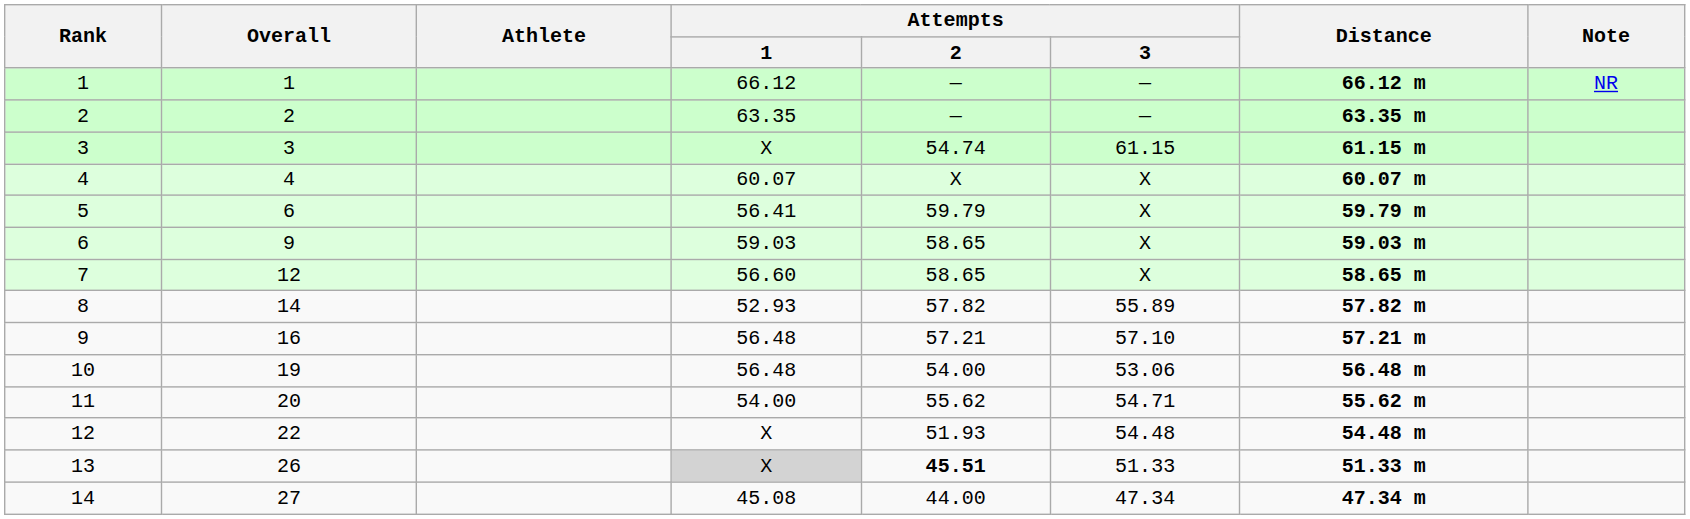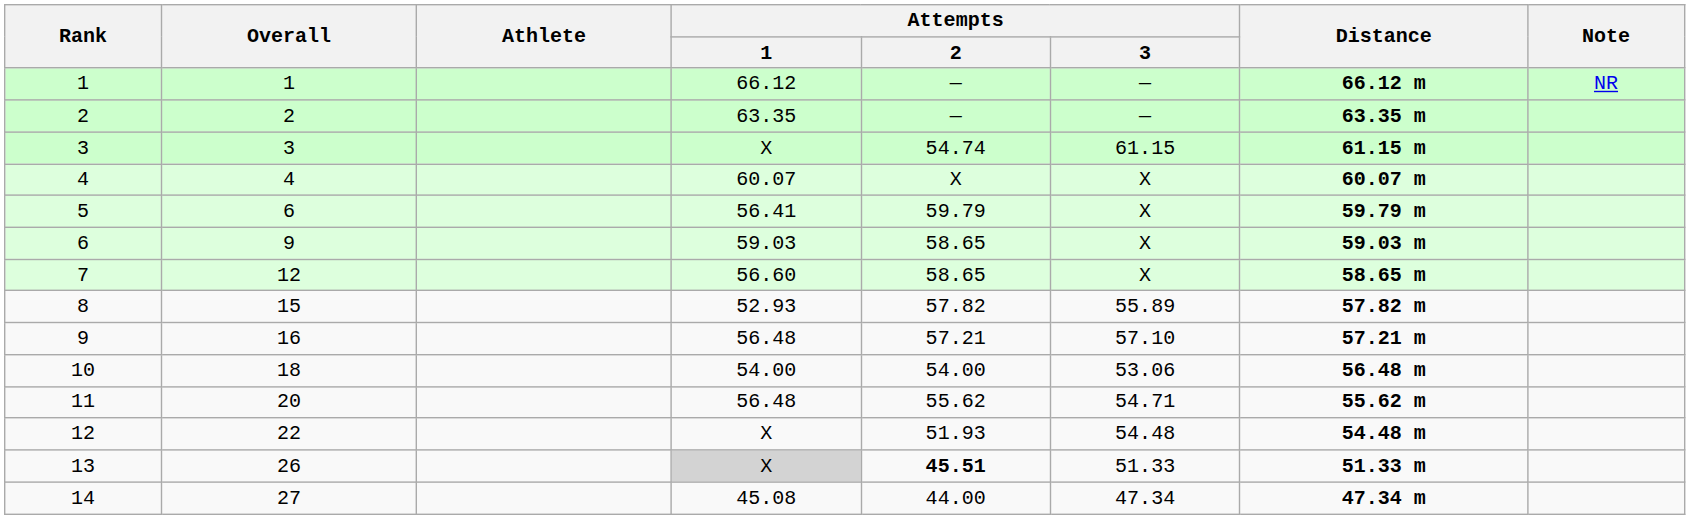(289, 307) 14 -> (289, 307) 15
(289, 371) 19 -> (289, 371) 18
(766, 371) 56.48 -> (766, 371) 54.00
(766, 403) 54.00 -> (766, 403) 56.48
